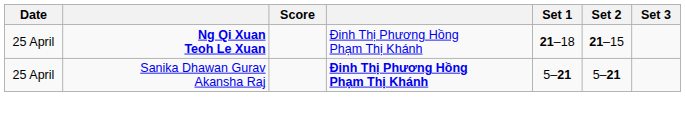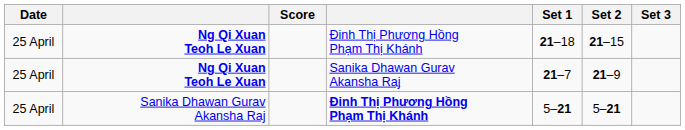+ row: (225, 75)
